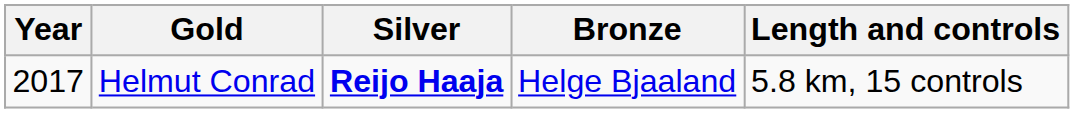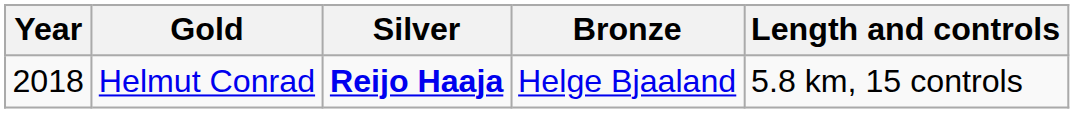(48, 81) 2017 -> (48, 81) 2018
